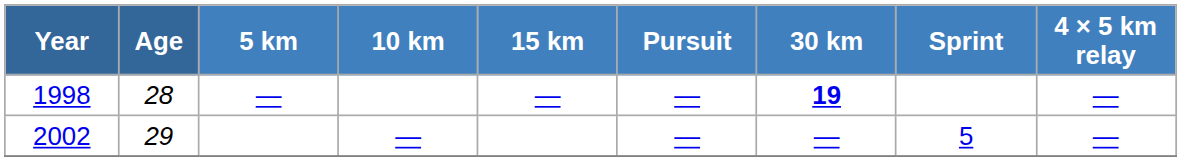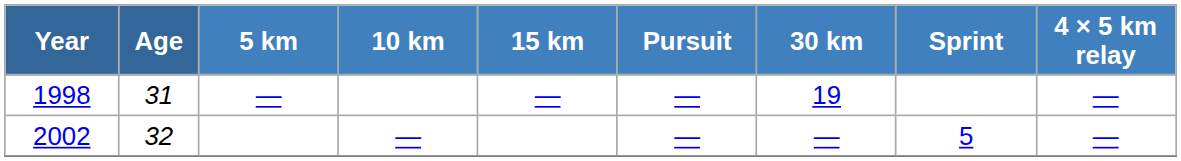(159, 95) 28 -> (159, 95) 31
(827, 95) bold -> (827, 95) normal
(159, 136) 29 -> (159, 136) 32
